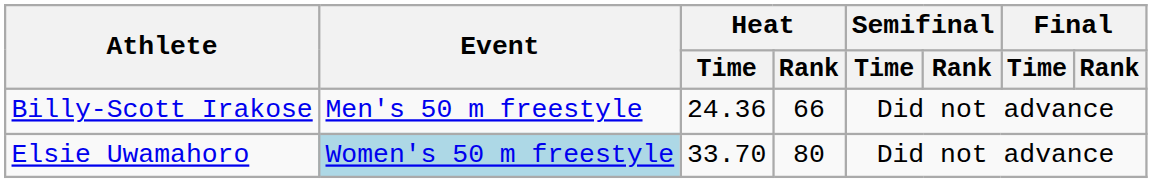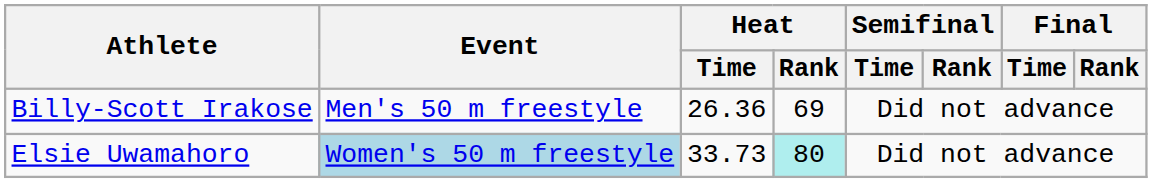(727, 111) 24.36 -> (727, 111) 26.36
(809, 111) 66 -> (809, 111) 69
(727, 155) 33.70 -> (727, 155) 33.73
(809, 155) no background -> (809, 155) paleturquoise background
